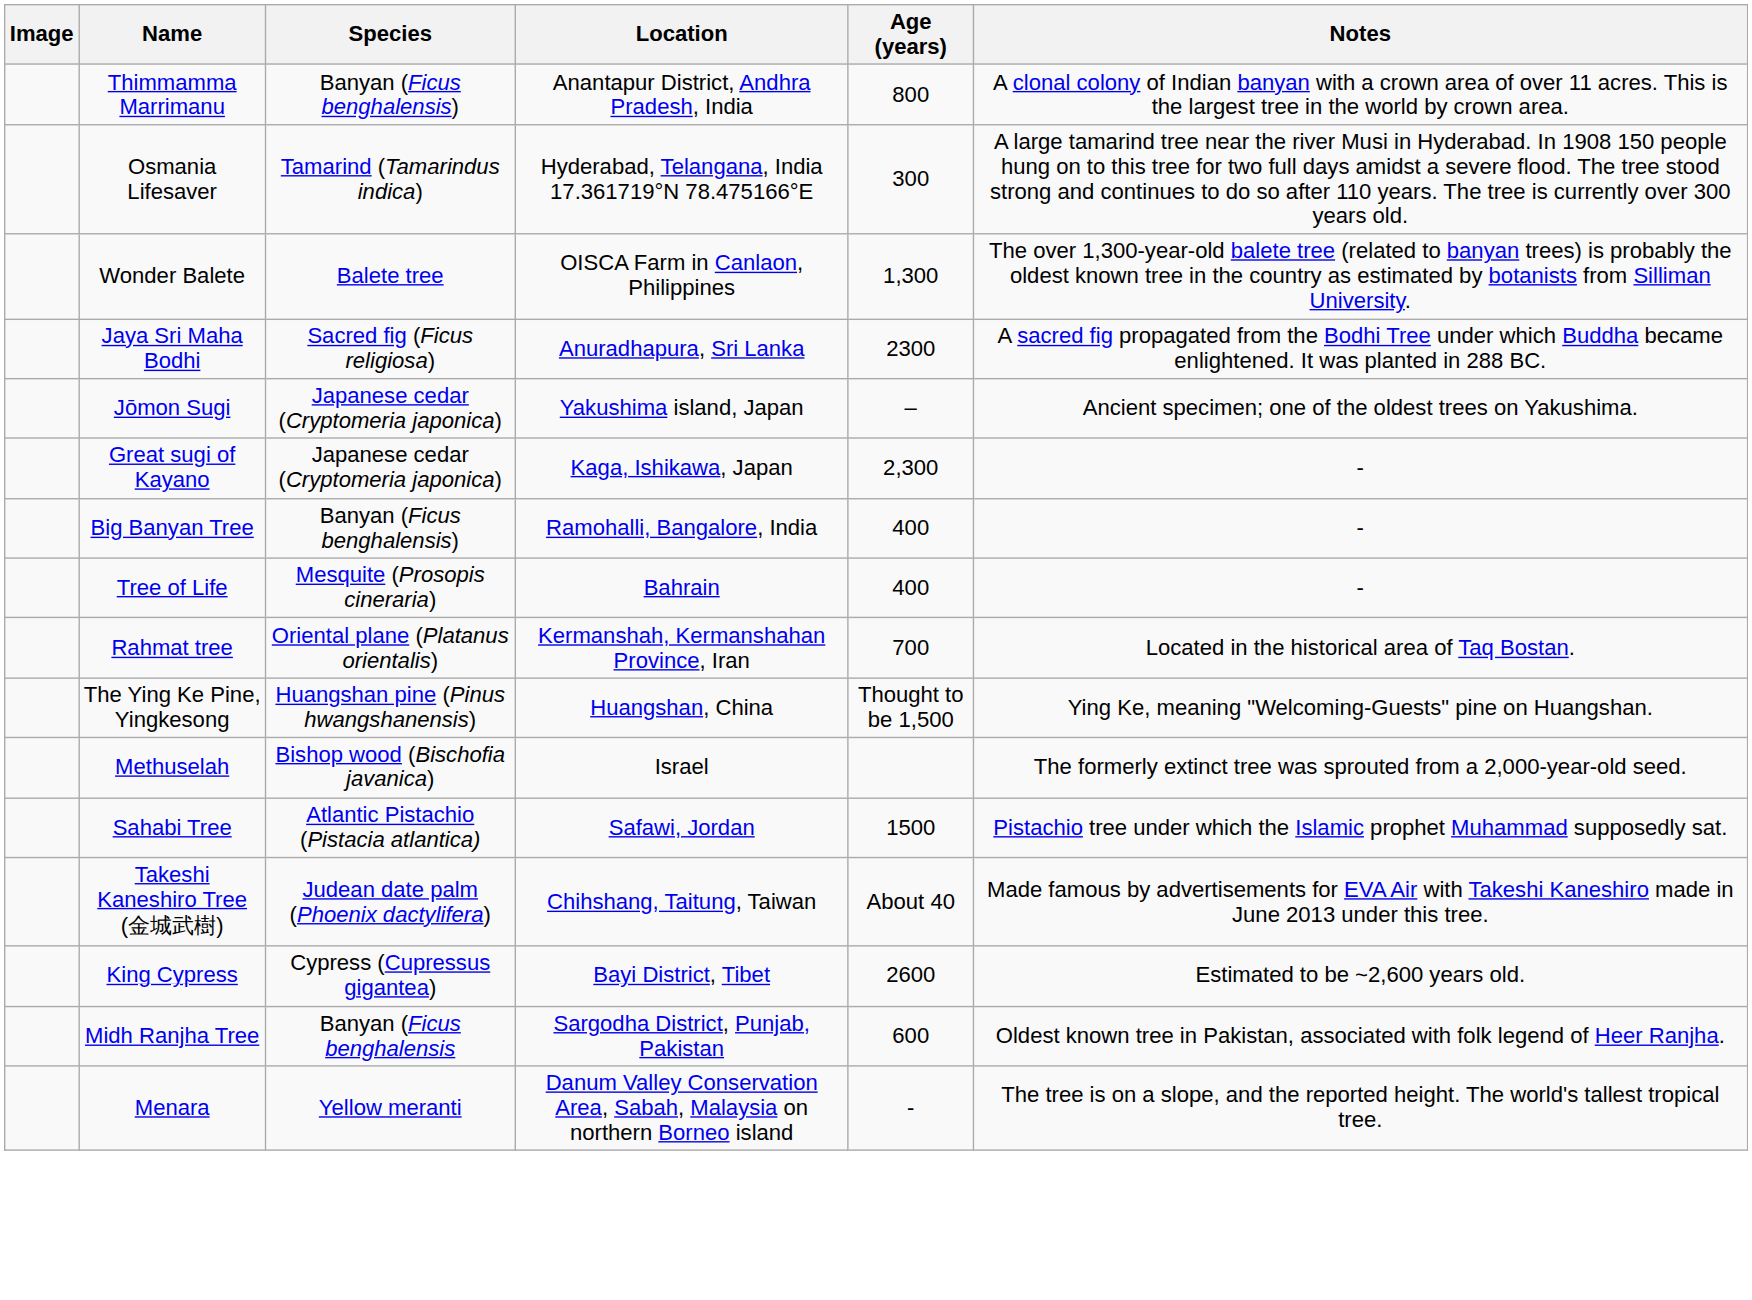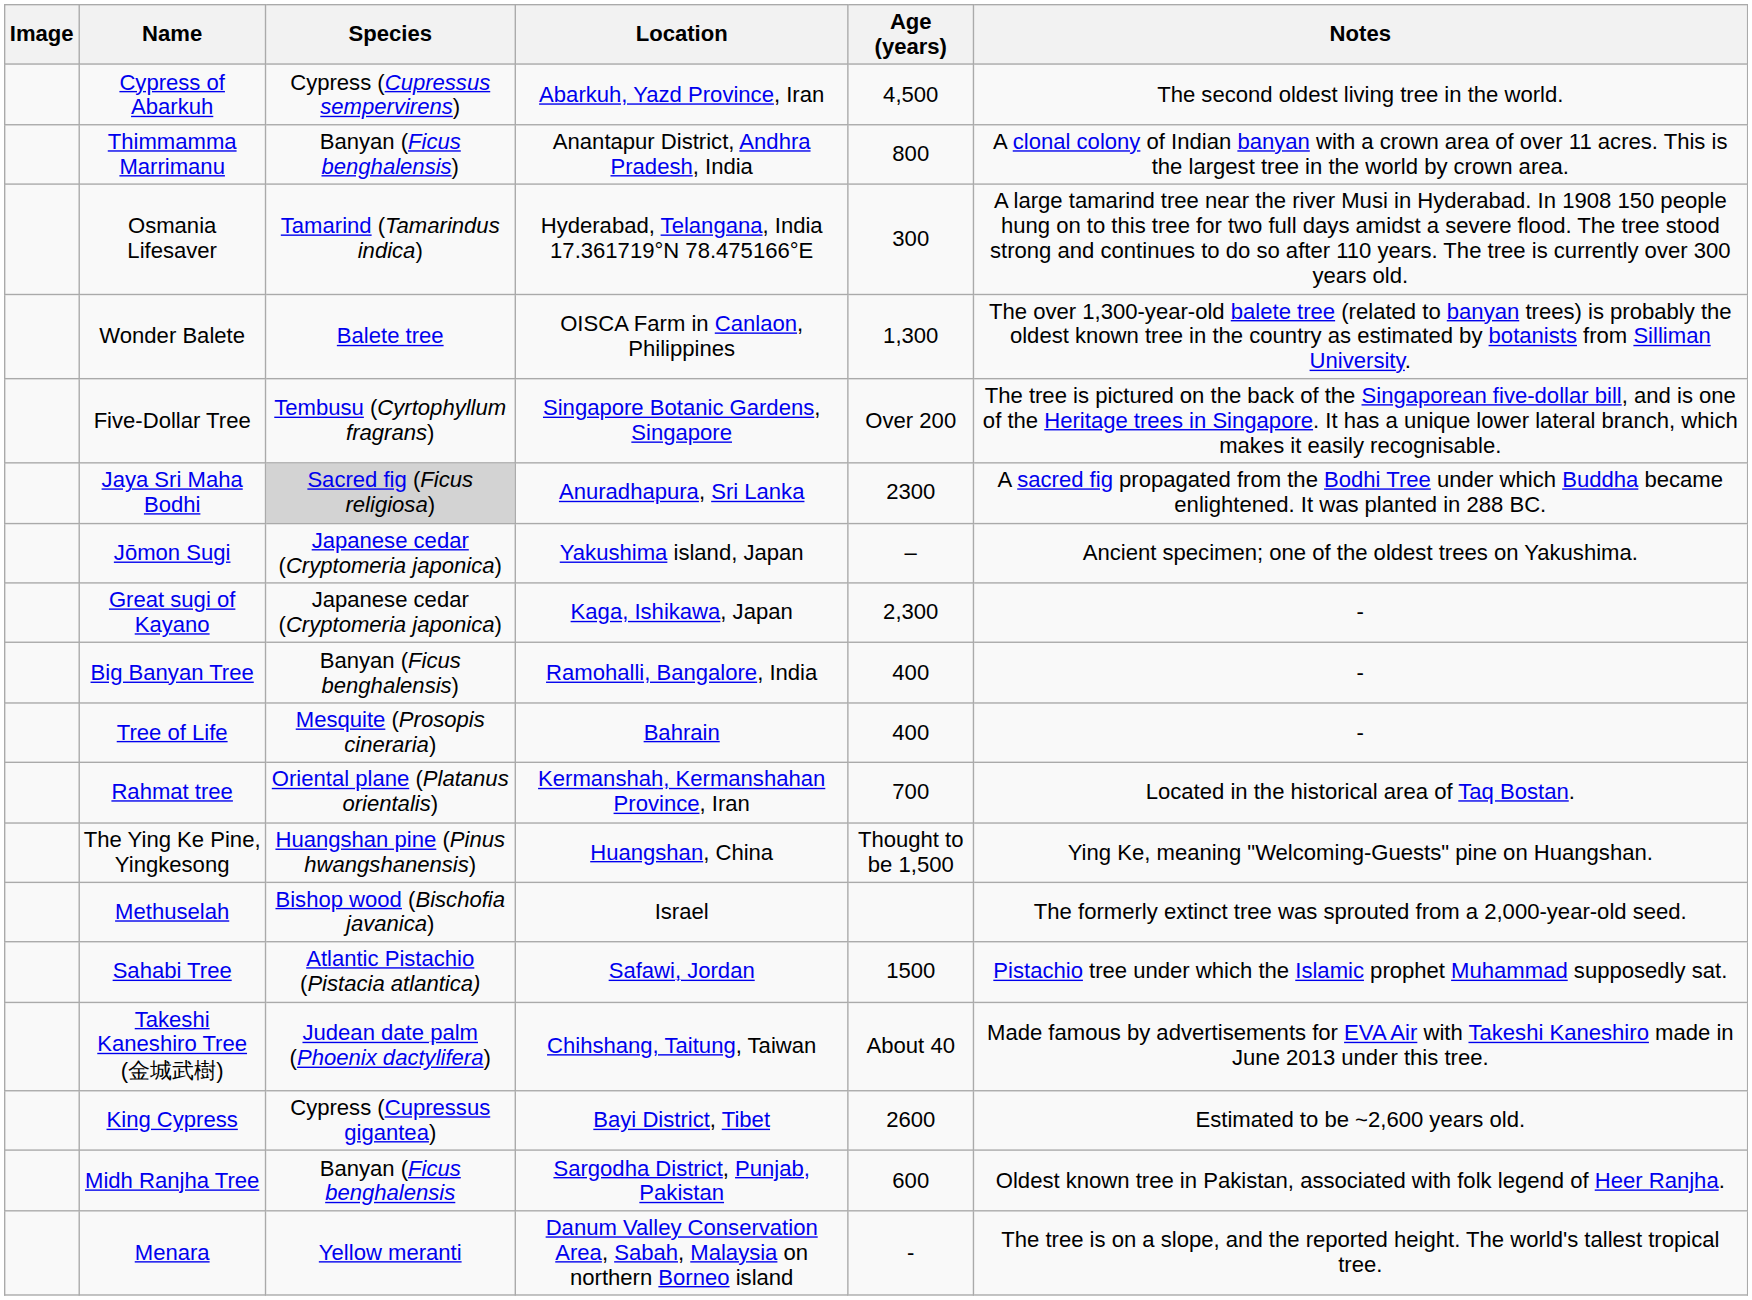+ row: (172, 94)
+ row: (172, 420)
(390, 348) no background -> (390, 492) lightgrey background
